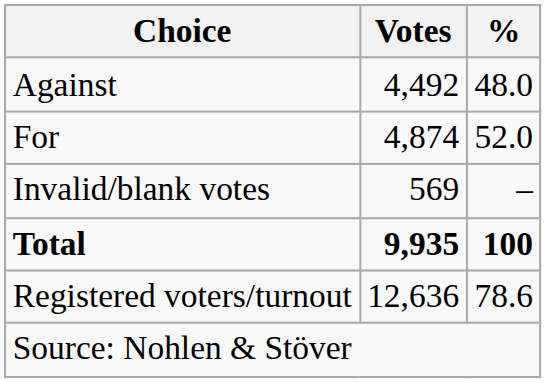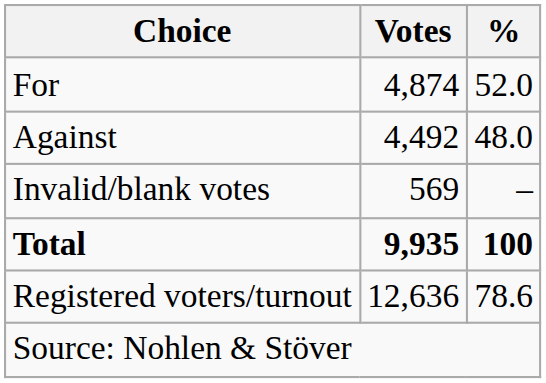rows swapped: (36, 137) <-> (65, 84)
